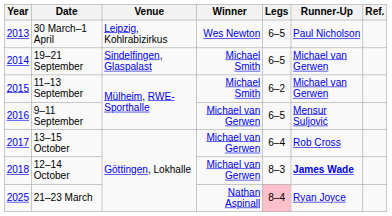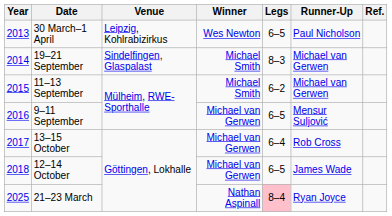(277, 61) 6–5 -> (277, 61) 8–3
(277, 170) 8–3 -> (277, 170) 6–5
(323, 170) bold -> (322, 170) normal
